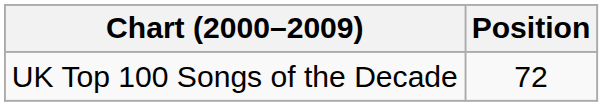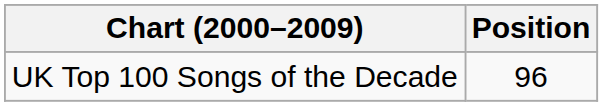(531, 76) 72 -> (531, 76) 96
